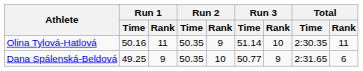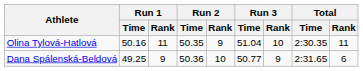(249, 43) 51.14 -> (249, 43) 51.04
(192, 59) 50.35 -> (192, 59) 50.36
